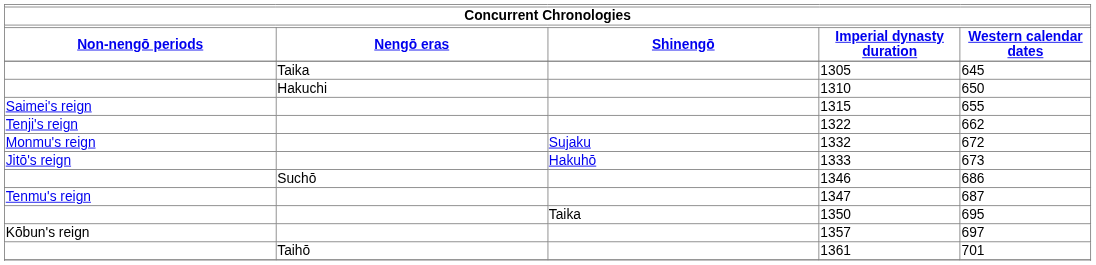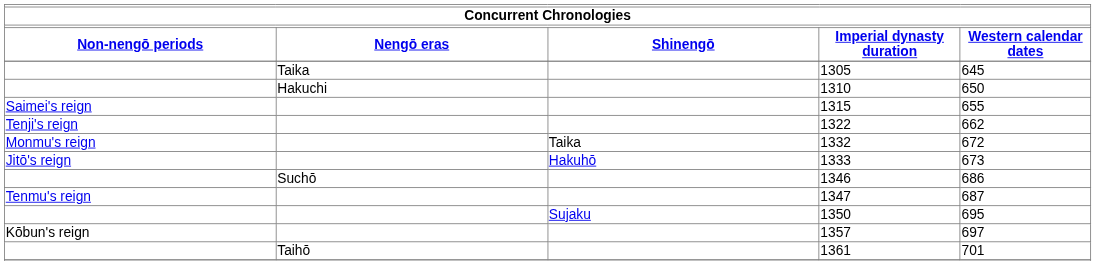(570, 142) Sujaku -> (565, 142) Taika
(565, 214) Taika -> (570, 214) Sujaku
